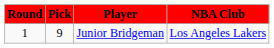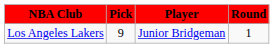columns swapped: (25, 14) <-> (218, 14)
